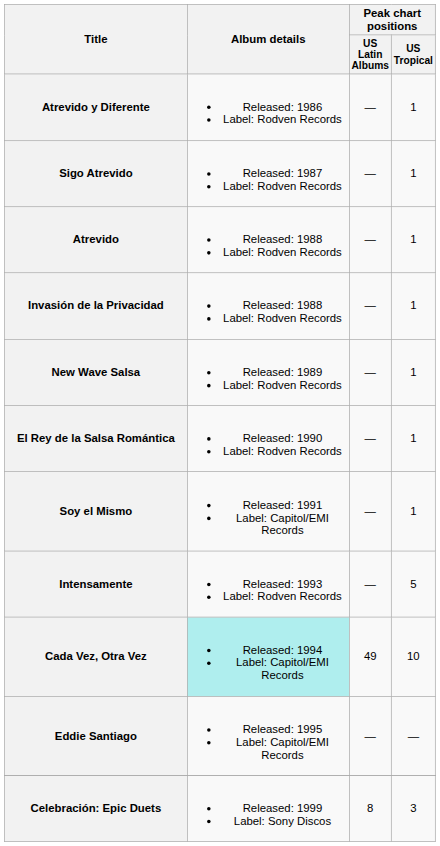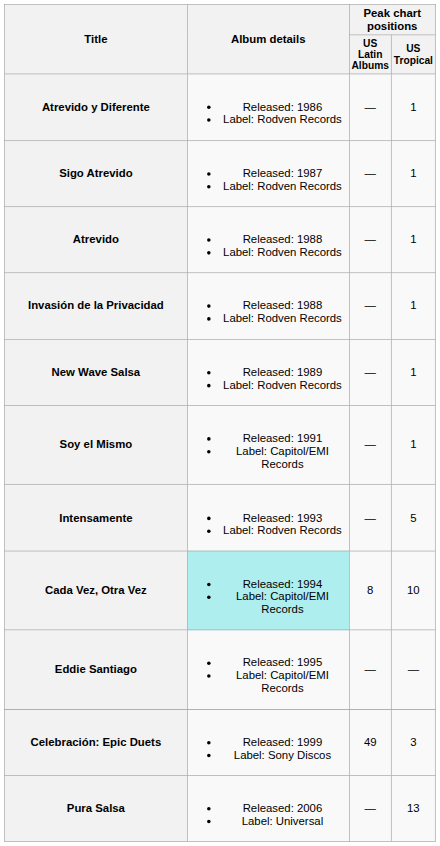- row: (96, 438)
(370, 656) 49 -> (370, 590) 8
(370, 808) 8 -> (370, 742) 49
+ row: (96, 808)
